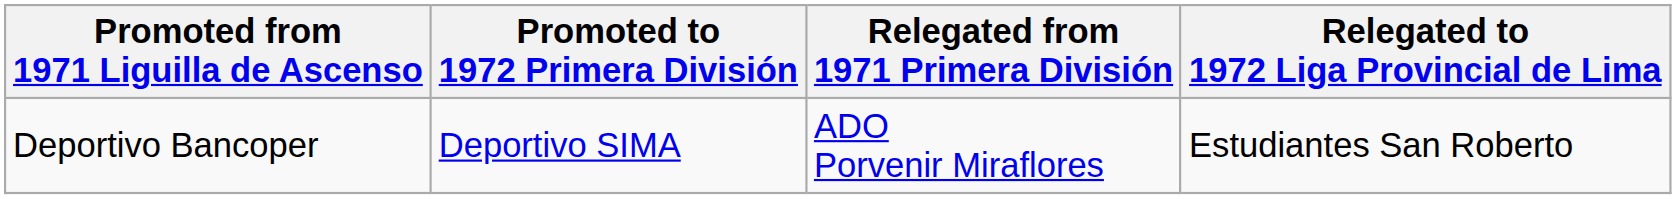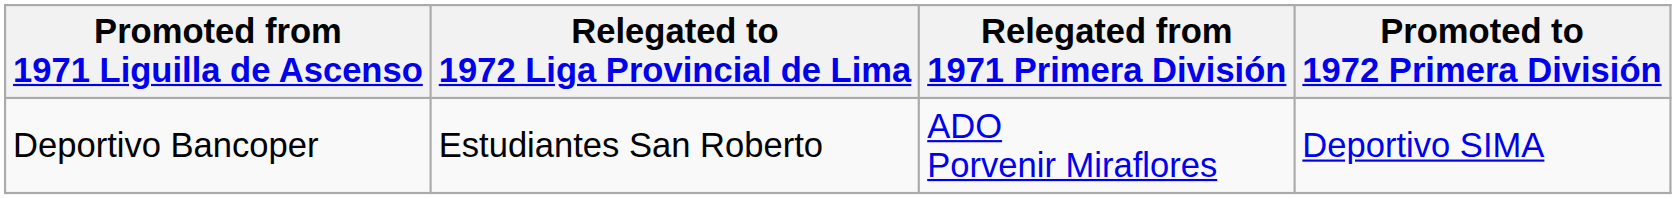columns swapped: (618, 51) <-> (1425, 51)
